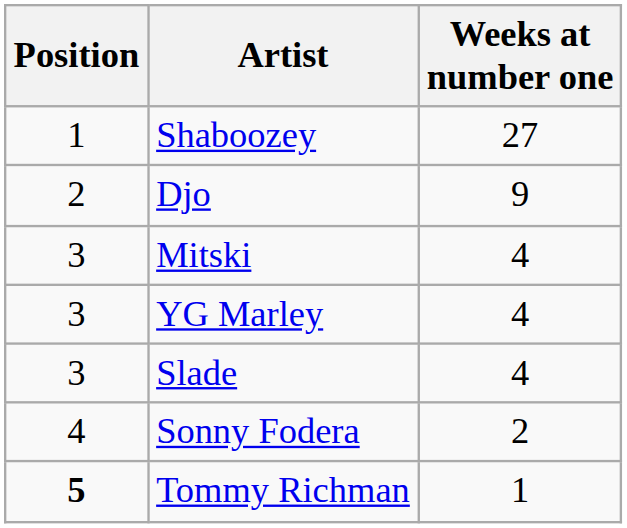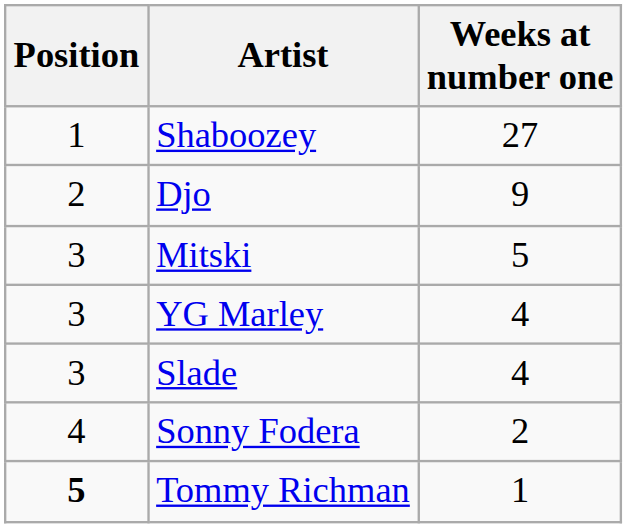(520, 253) 4 -> (520, 253) 5
